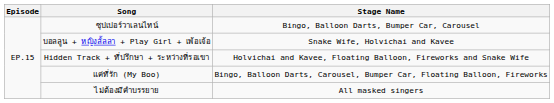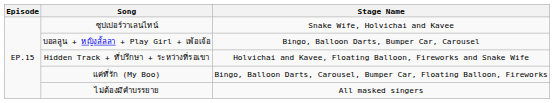(381, 25) Bingo, Balloon Darts, Bumper Car, Carousel -> (381, 25) Snake Wife, Holvichai and Kavee
(381, 41) Snake Wife, Holvichai and Kavee -> (381, 41) Bingo, Balloon Darts, Bumper Car, Carousel
